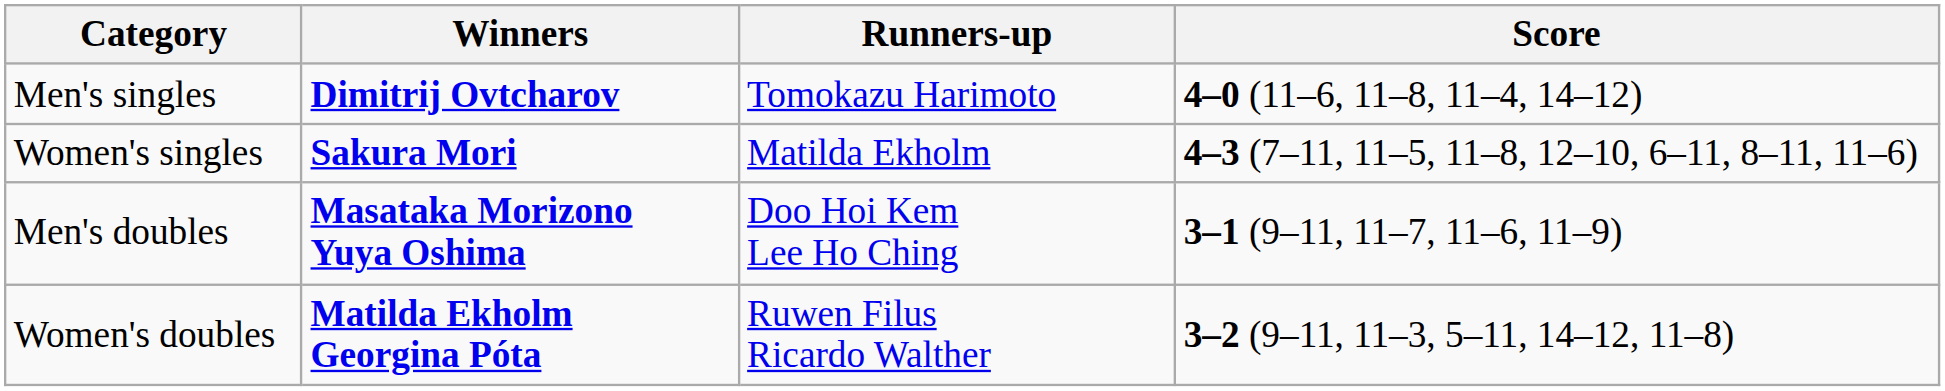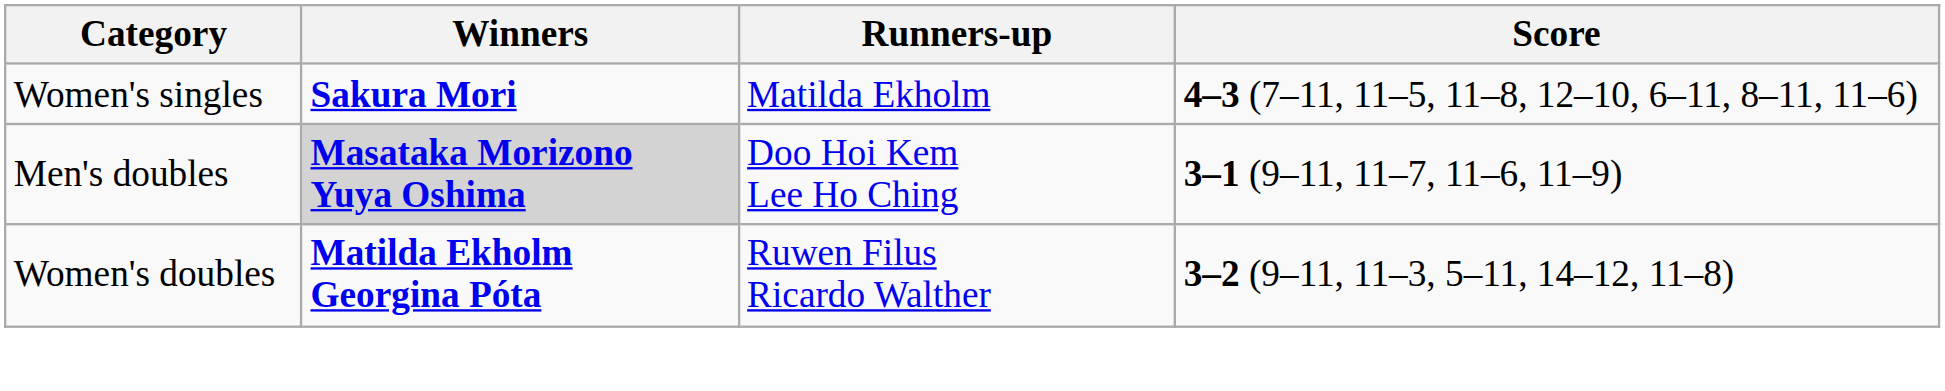- row: (115, 93)
(472, 232) no background -> (472, 173) lightgrey background
